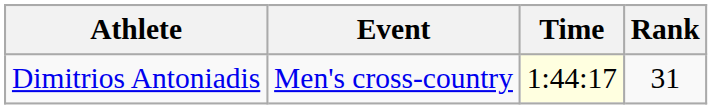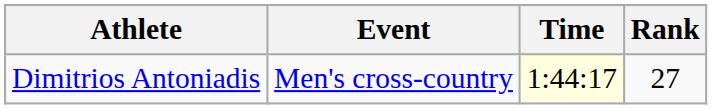(665, 77) 31 -> (665, 77) 27
